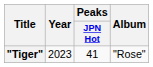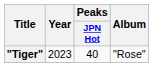(92, 54) 41 -> (92, 54) 40
